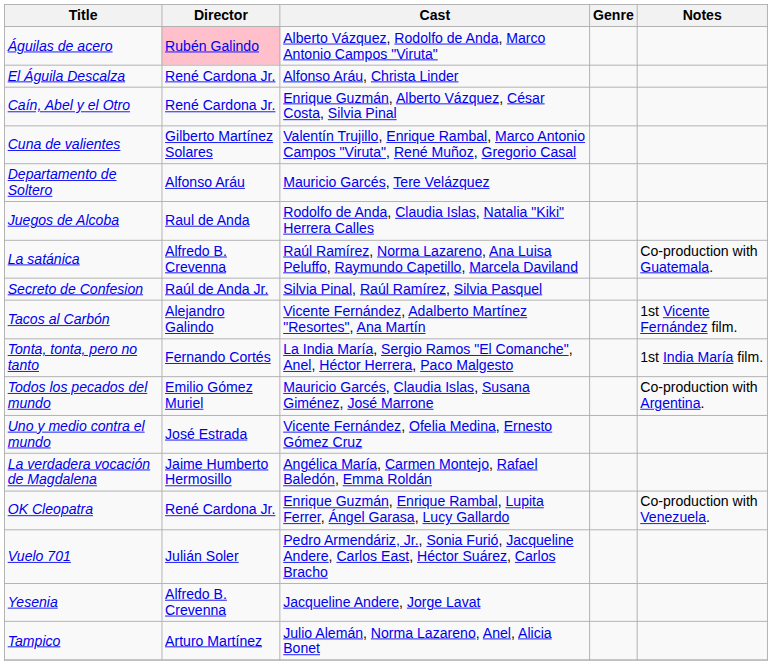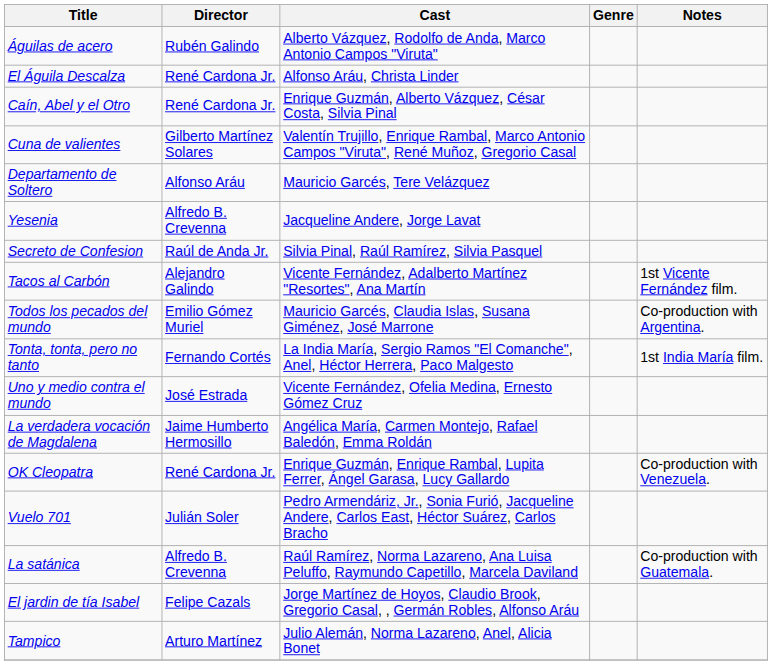(212, 45) pink background -> (212, 45) no background
- row: (63, 220)
rows swapped: (44, 259) <-> (33, 602)
rows swapped: (77, 395) <-> (72, 357)
+ row: (73, 602)
